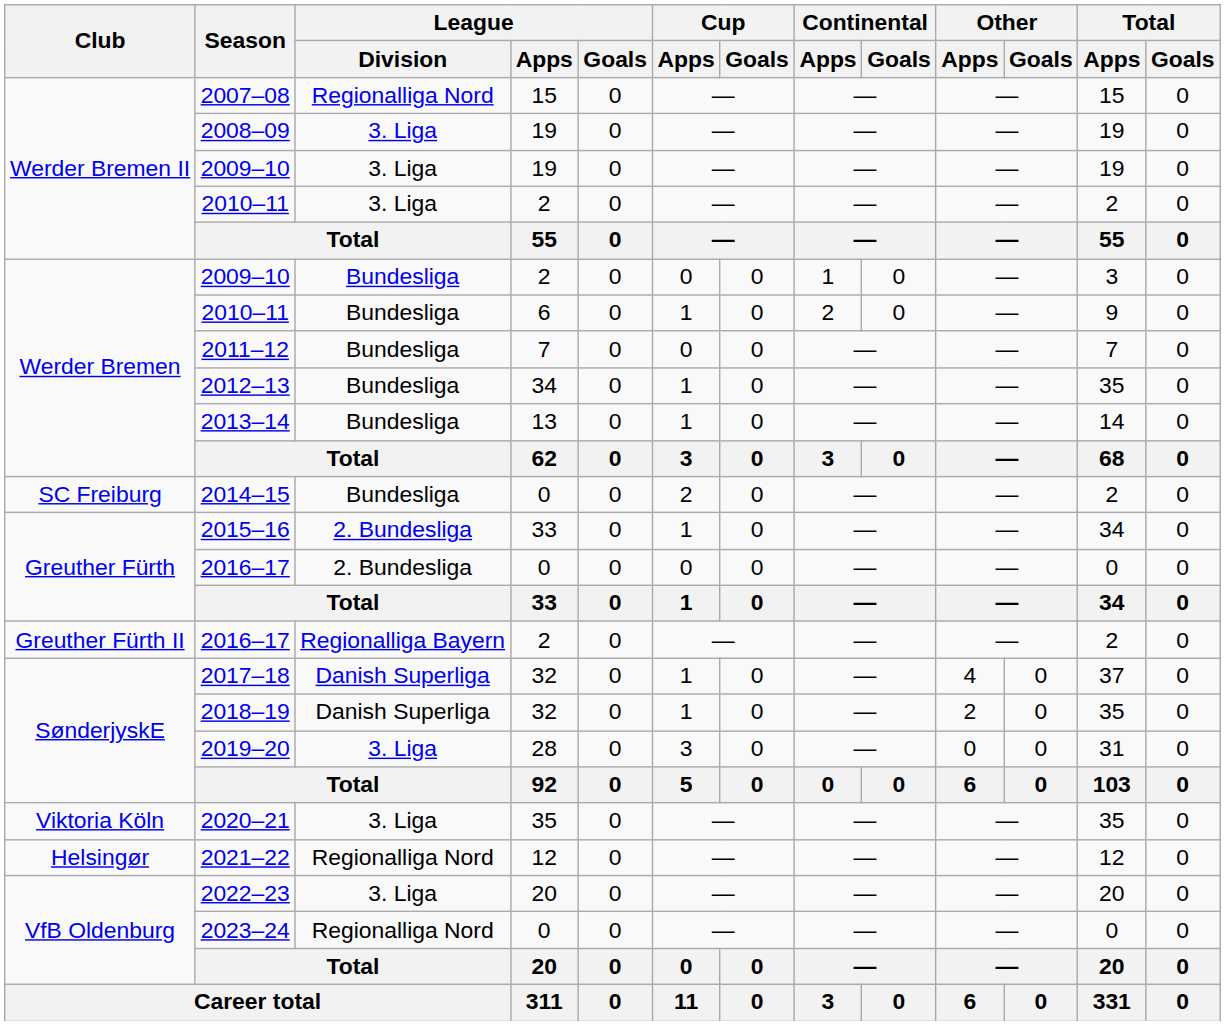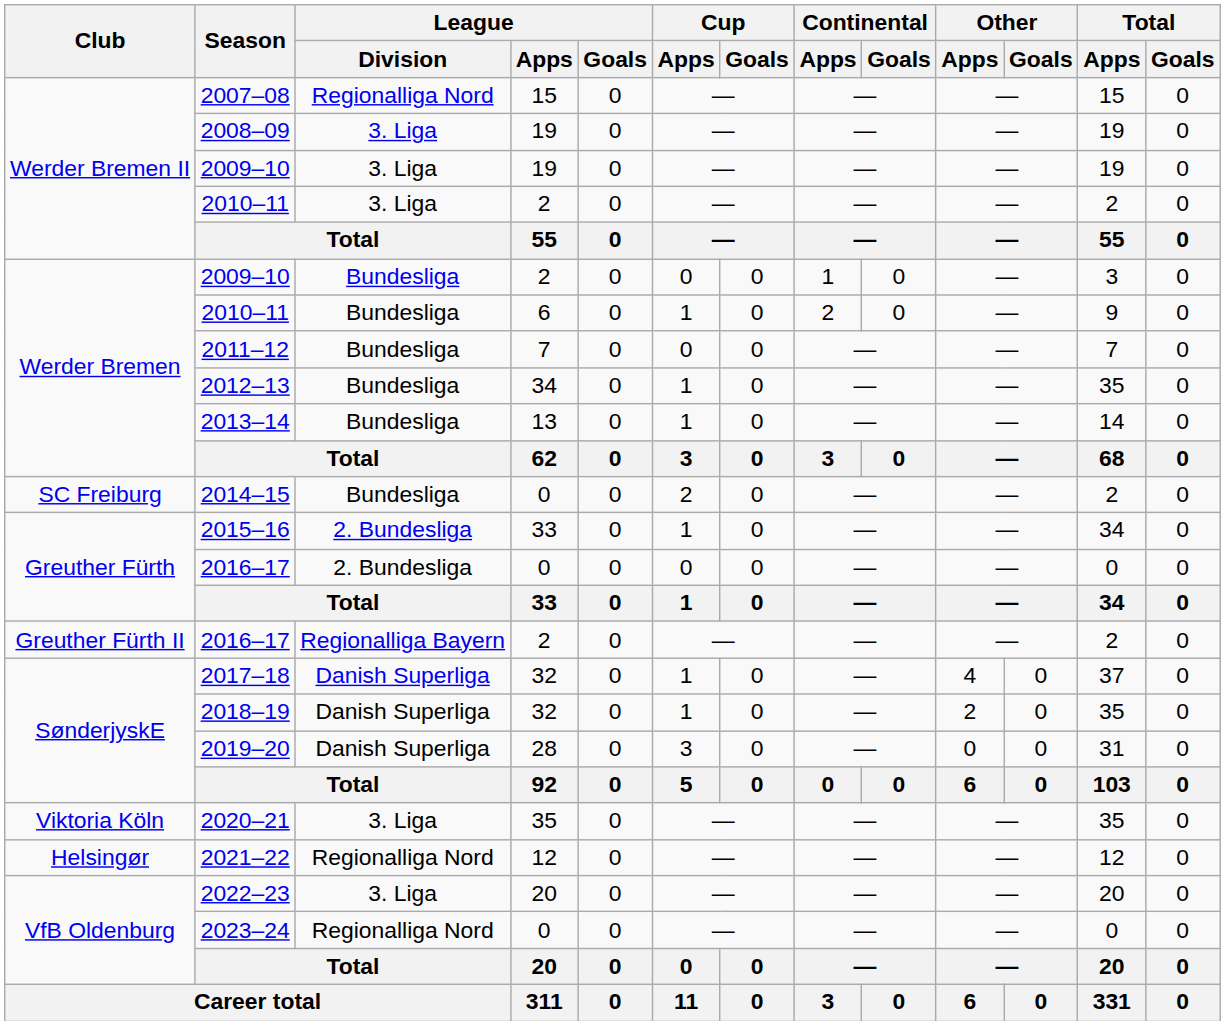(403, 748) 3. Liga -> (403, 748) Danish Superliga
